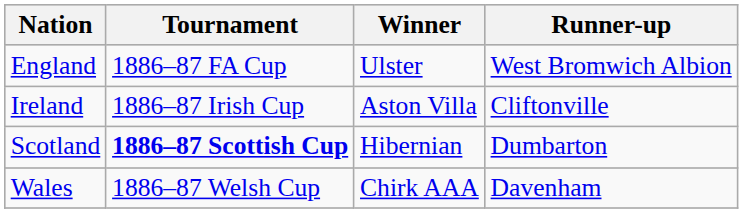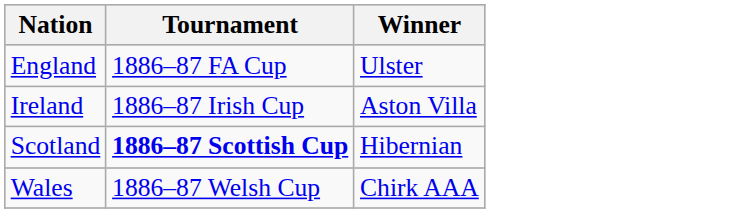- column: (611, 24)
